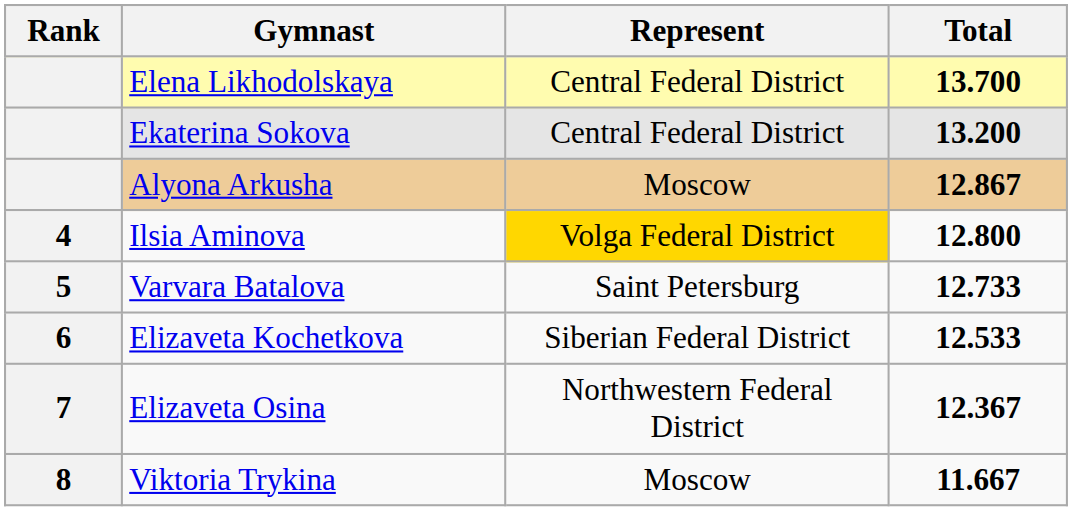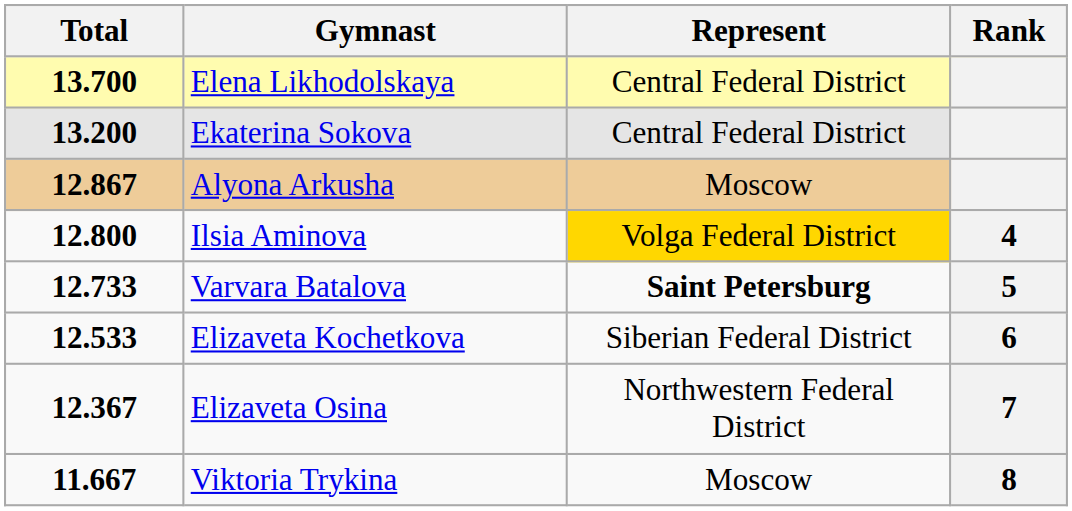columns swapped: (64, 30) <-> (978, 30)
(697, 287) normal -> (759, 287) bold
